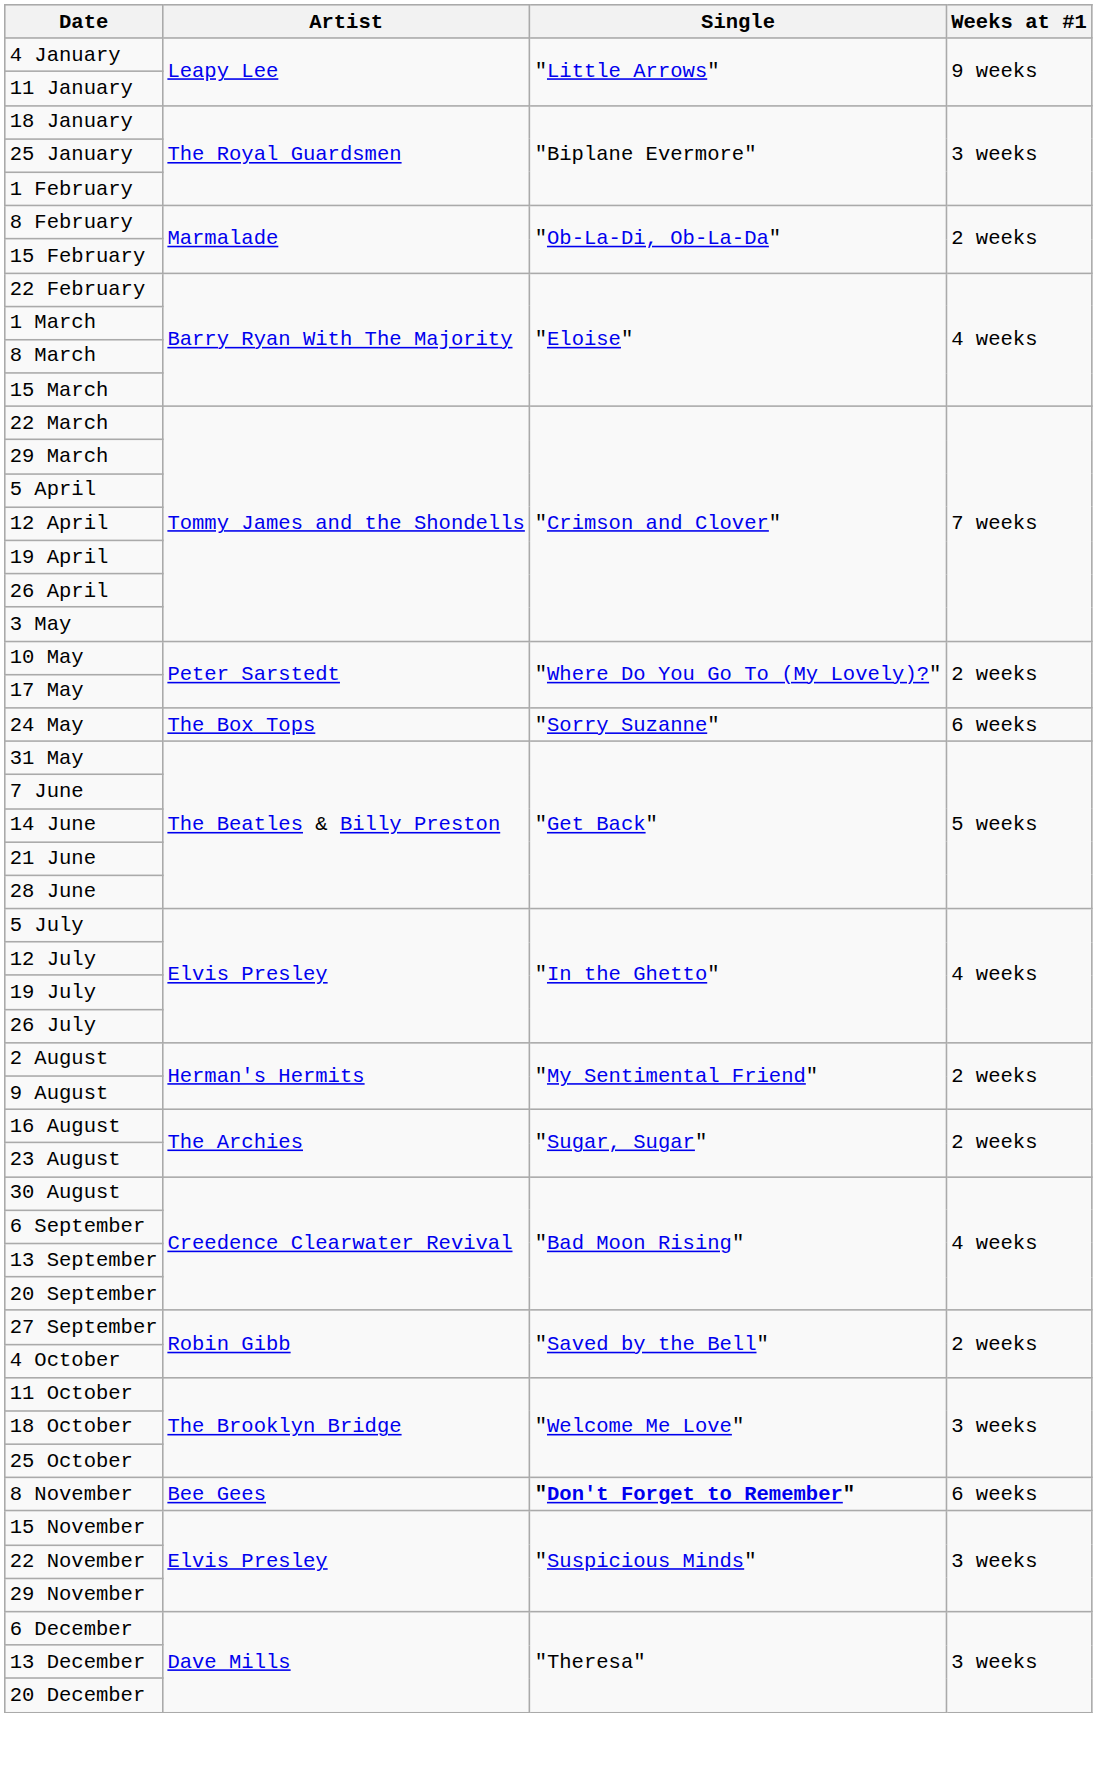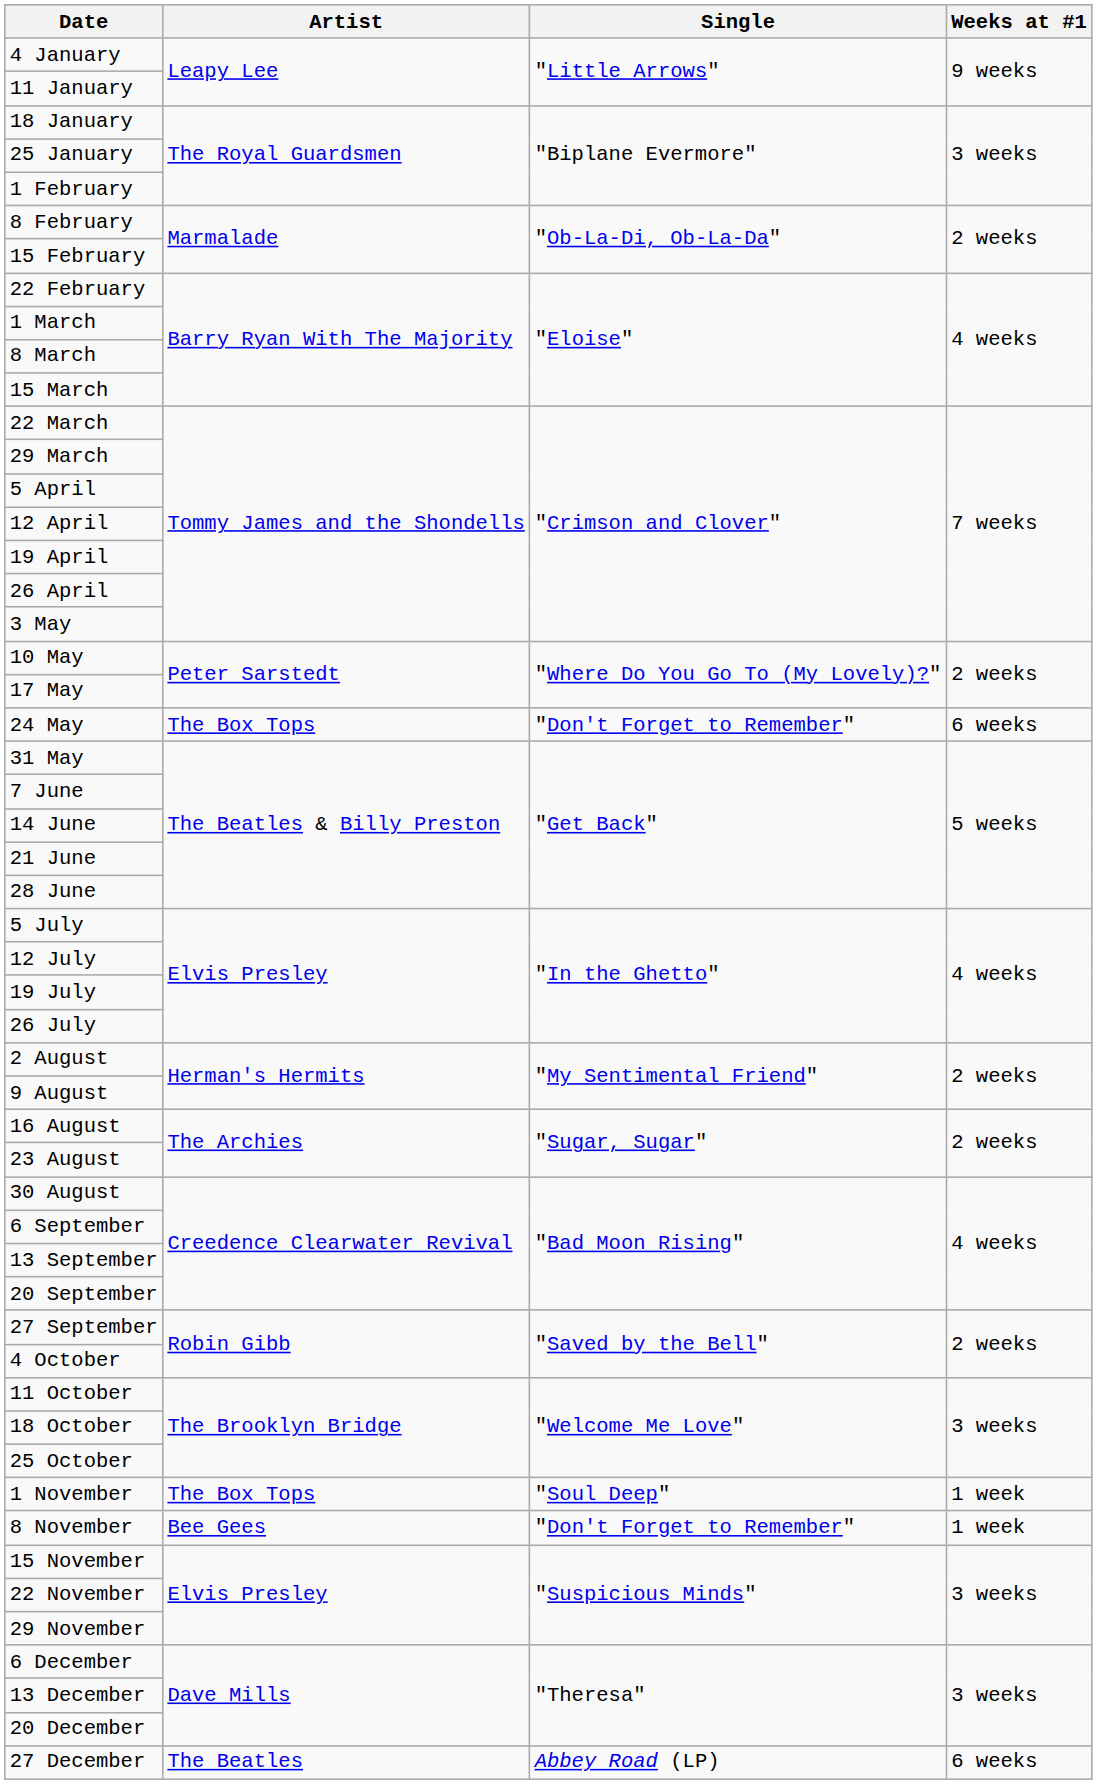(627, 725) "Sorry Suzanne" -> (695, 725) "Don't Forget to Remember"
+ row: (71, 1494)
(695, 1494) bold -> (695, 1528) normal
(994, 1494) 6 weeks -> (988, 1528) 1 week
+ row: (77, 1762)
